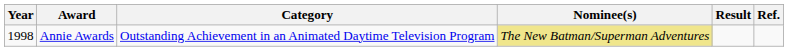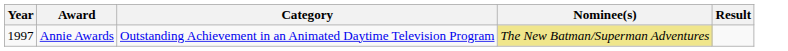- column: (769, 14)
(21, 35) 1998 -> (21, 35) 1997
